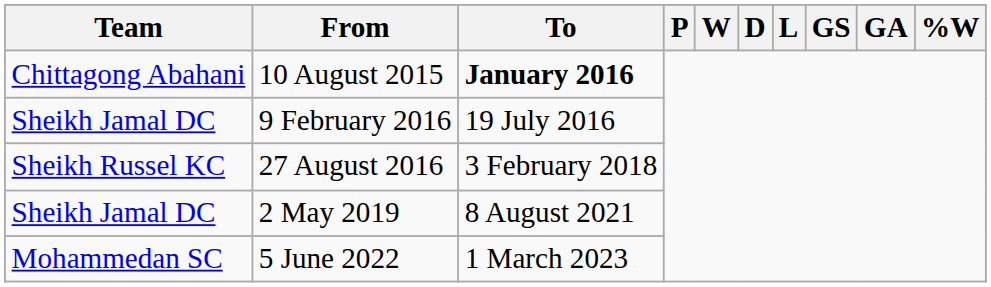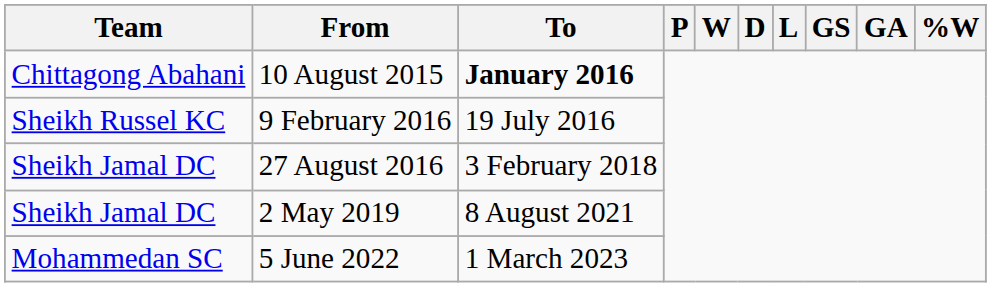(114, 119) Sheikh Jamal DC -> (118, 119) Sheikh Russel KC
(118, 166) Sheikh Russel KC -> (114, 166) Sheikh Jamal DC
